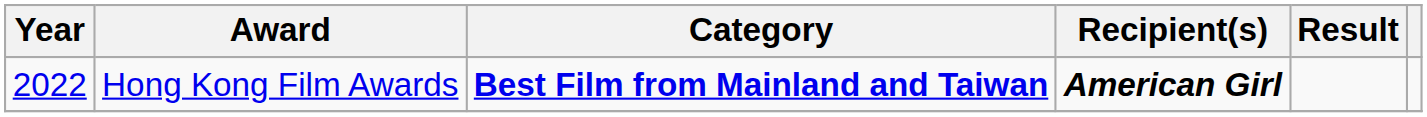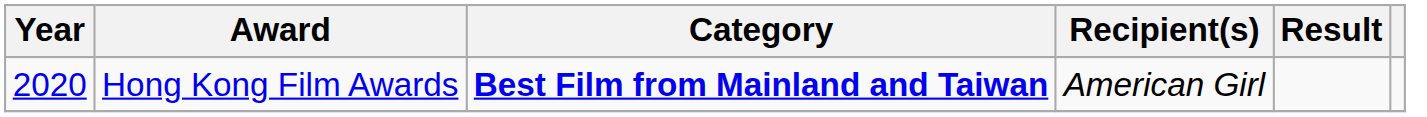(50, 83) 2022 -> (50, 83) 2020
(1173, 83) bold -> (1164, 83) normal
